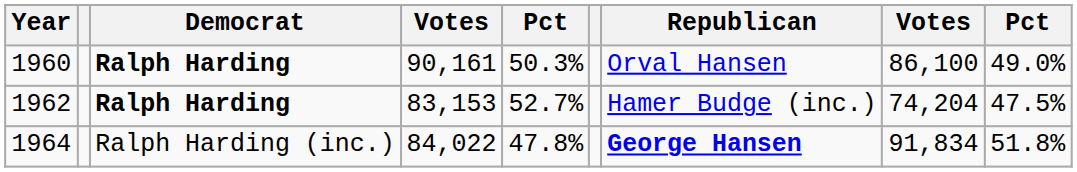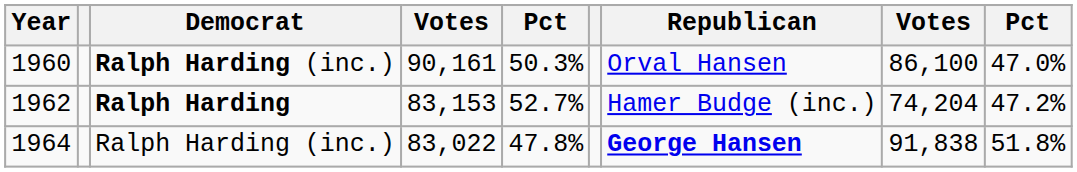(193, 65) Ralph Harding -> (245, 65) Ralph Harding (inc.)
(1028, 65) 49.0% -> (1028, 65) 47.0%
(1028, 106) 47.5% -> (1028, 106) 47.2%
(452, 146) 84,022 -> (452, 146) 83,022
(933, 146) 91,834 -> (933, 146) 91,838
